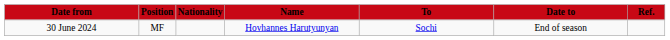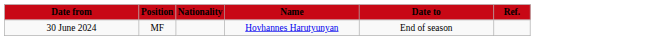- column: (426, 12)
